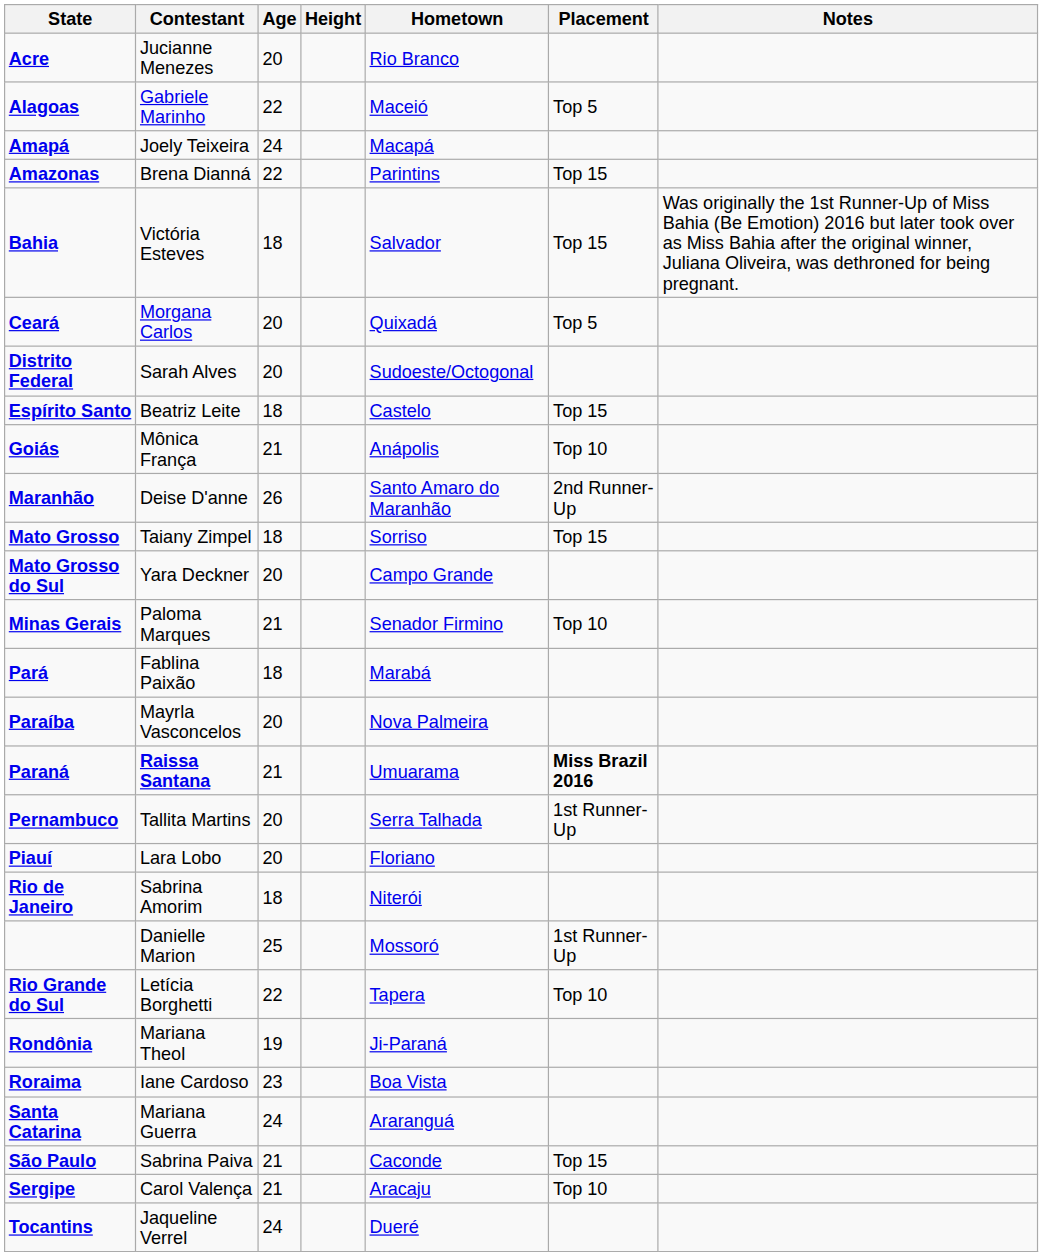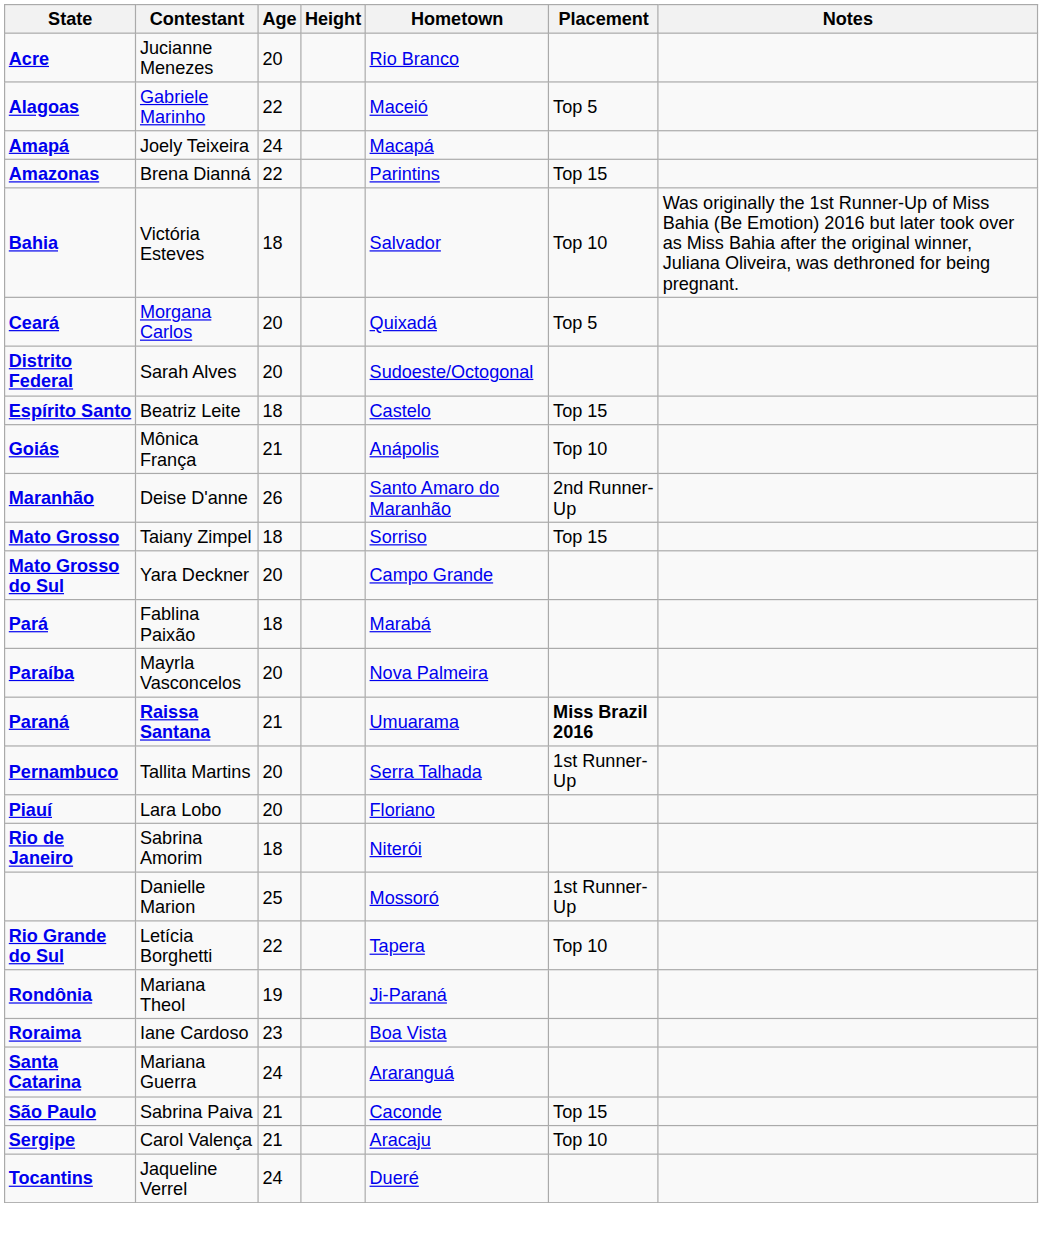(580, 243) Top 15 -> (580, 243) Top 10
- row: (65, 624)
